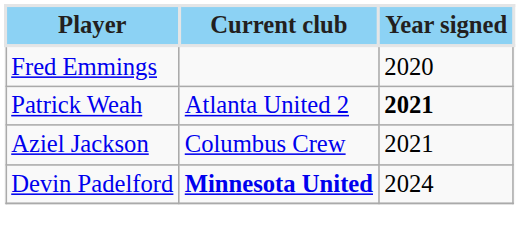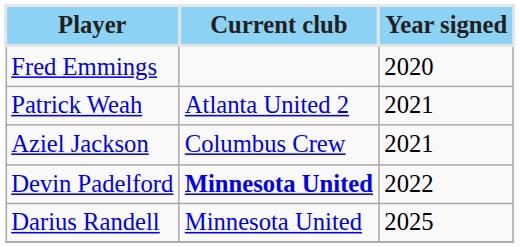(409, 105) bold -> (409, 105) normal
(409, 183) 2024 -> (409, 183) 2022
+ row: (85, 222)
